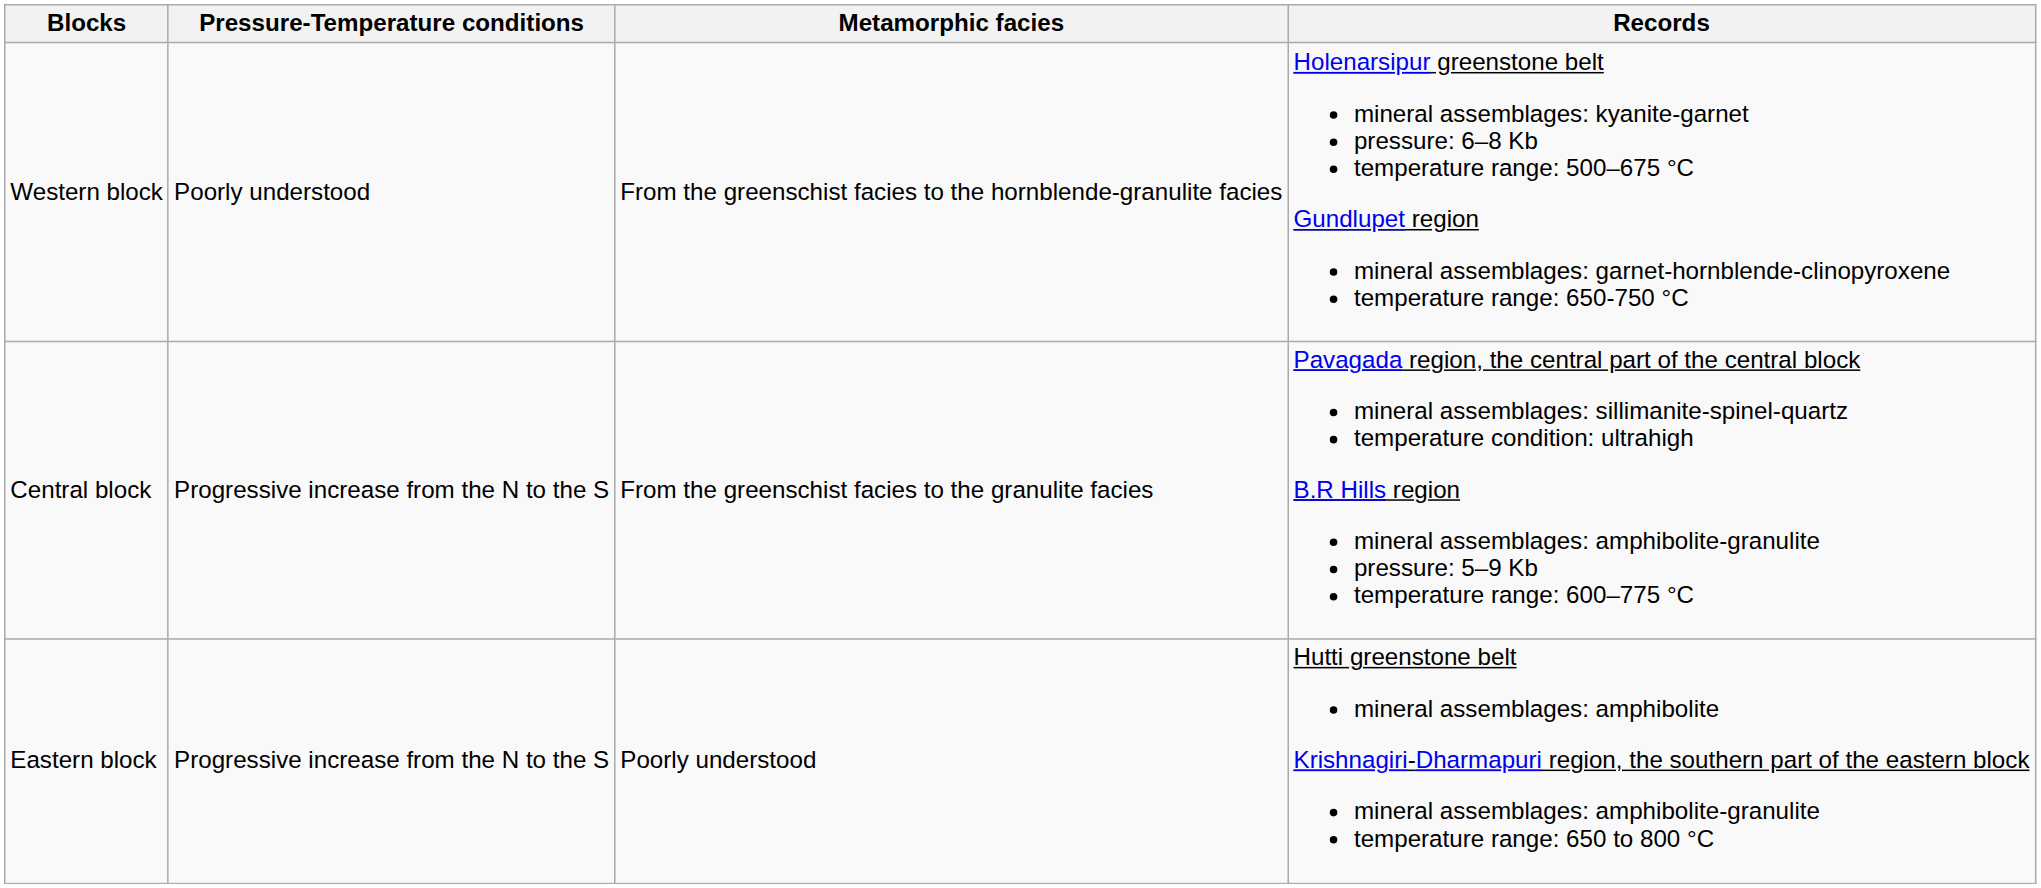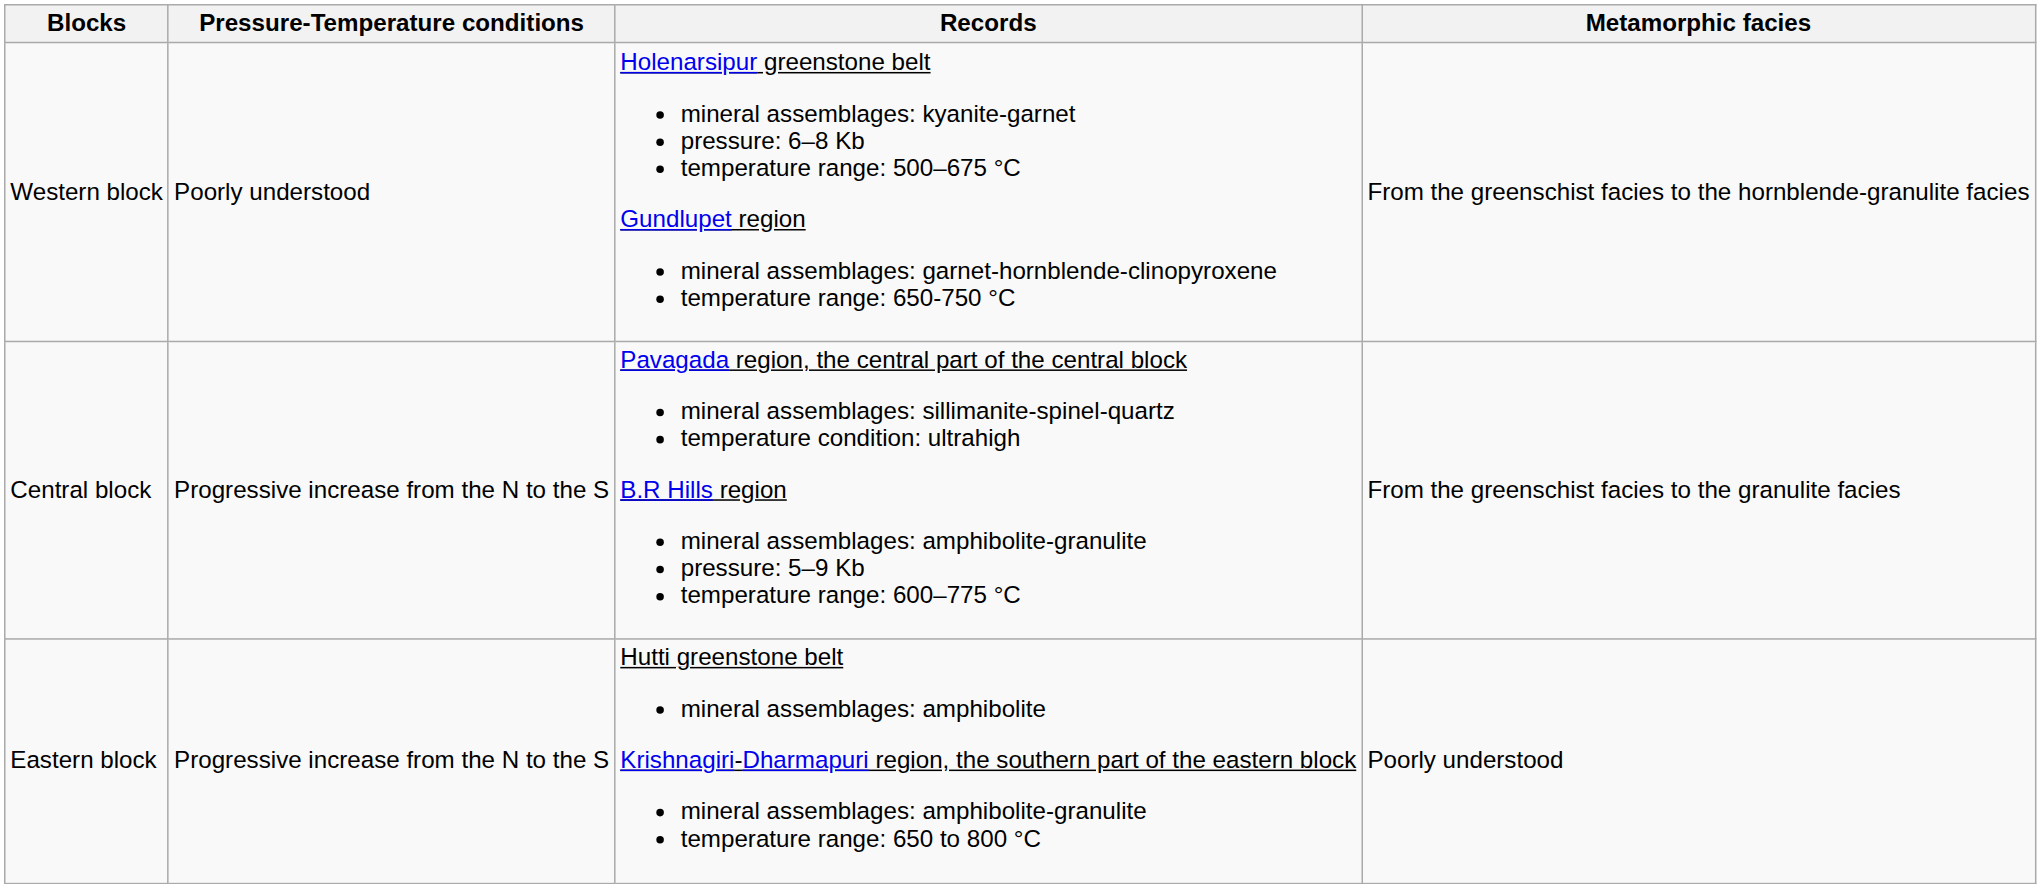columns swapped: (951, 23) <-> (1661, 23)
